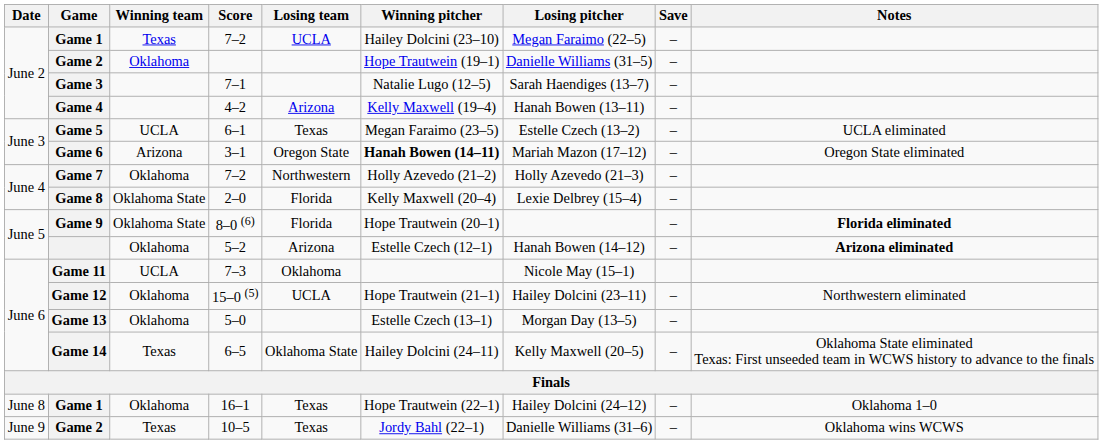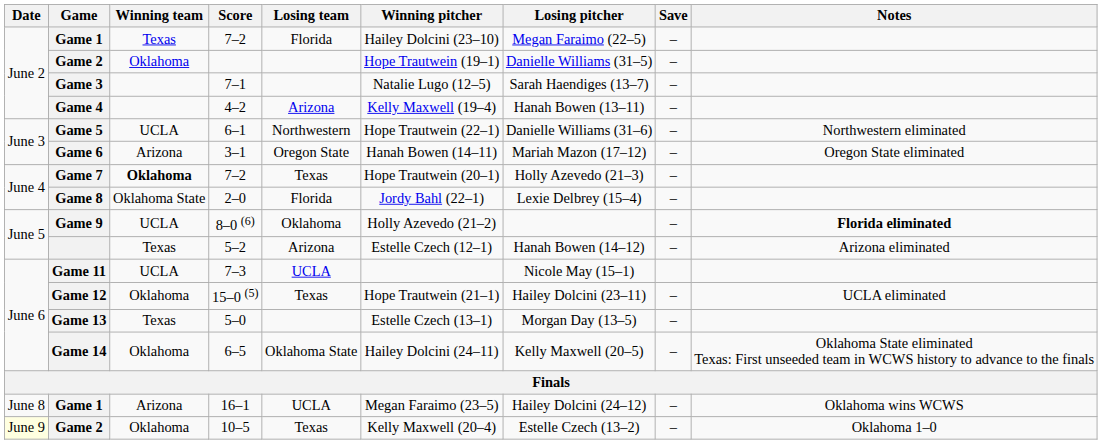(311, 38) UCLA -> (311, 38) Florida
(311, 130) Texas -> (311, 130) Northwestern
(432, 130) Megan Faraimo (23–5) -> (432, 130) Hope Trautwein (22–1)
(579, 130) Estelle Czech (13–2) -> (579, 130) Danielle Williams (31–6)
(894, 130) UCLA eliminated -> (894, 130) Northwestern eliminated
(432, 152) bold -> (432, 152) normal
(159, 175) normal -> (159, 175) bold
(311, 175) Northwestern -> (311, 175) Texas
(432, 175) Holly Azevedo (21–2) -> (432, 175) Hope Trautwein (20–1)
(432, 198) Kelly Maxwell (20–4) -> (432, 198) Jordy Bahl (22–1)
(159, 223) Oklahoma State -> (159, 223) UCLA
(311, 223) Florida -> (311, 223) Oklahoma
(432, 223) Hope Trautwein (20–1) -> (432, 223) Holly Azevedo (21–2)
(159, 248) Oklahoma -> (159, 248) Texas
(894, 248) bold -> (894, 248) normal
(311, 271) Oklahoma -> (311, 271) UCLA
(311, 295) UCLA -> (311, 295) Texas
(894, 295) Northwestern eliminated -> (894, 295) UCLA eliminated
(159, 320) Oklahoma -> (159, 320) Texas
(159, 351) Texas -> (159, 351) Oklahoma
(159, 405) Oklahoma -> (159, 405) Arizona
(311, 405) Texas -> (311, 405) UCLA
(432, 405) Hope Trautwein (22–1) -> (432, 405) Megan Faraimo (23–5)
(894, 405) Oklahoma 1–0 -> (894, 405) Oklahoma wins WCWS
(26, 428) no background -> (26, 428) lightyellow background
(159, 428) Texas -> (159, 428) Oklahoma
(432, 428) Jordy Bahl (22–1) -> (432, 428) Kelly Maxwell (20–4)
(579, 428) Danielle Williams (31–6) -> (579, 428) Estelle Czech (13–2)
(894, 428) Oklahoma wins WCWS -> (894, 428) Oklahoma 1–0
